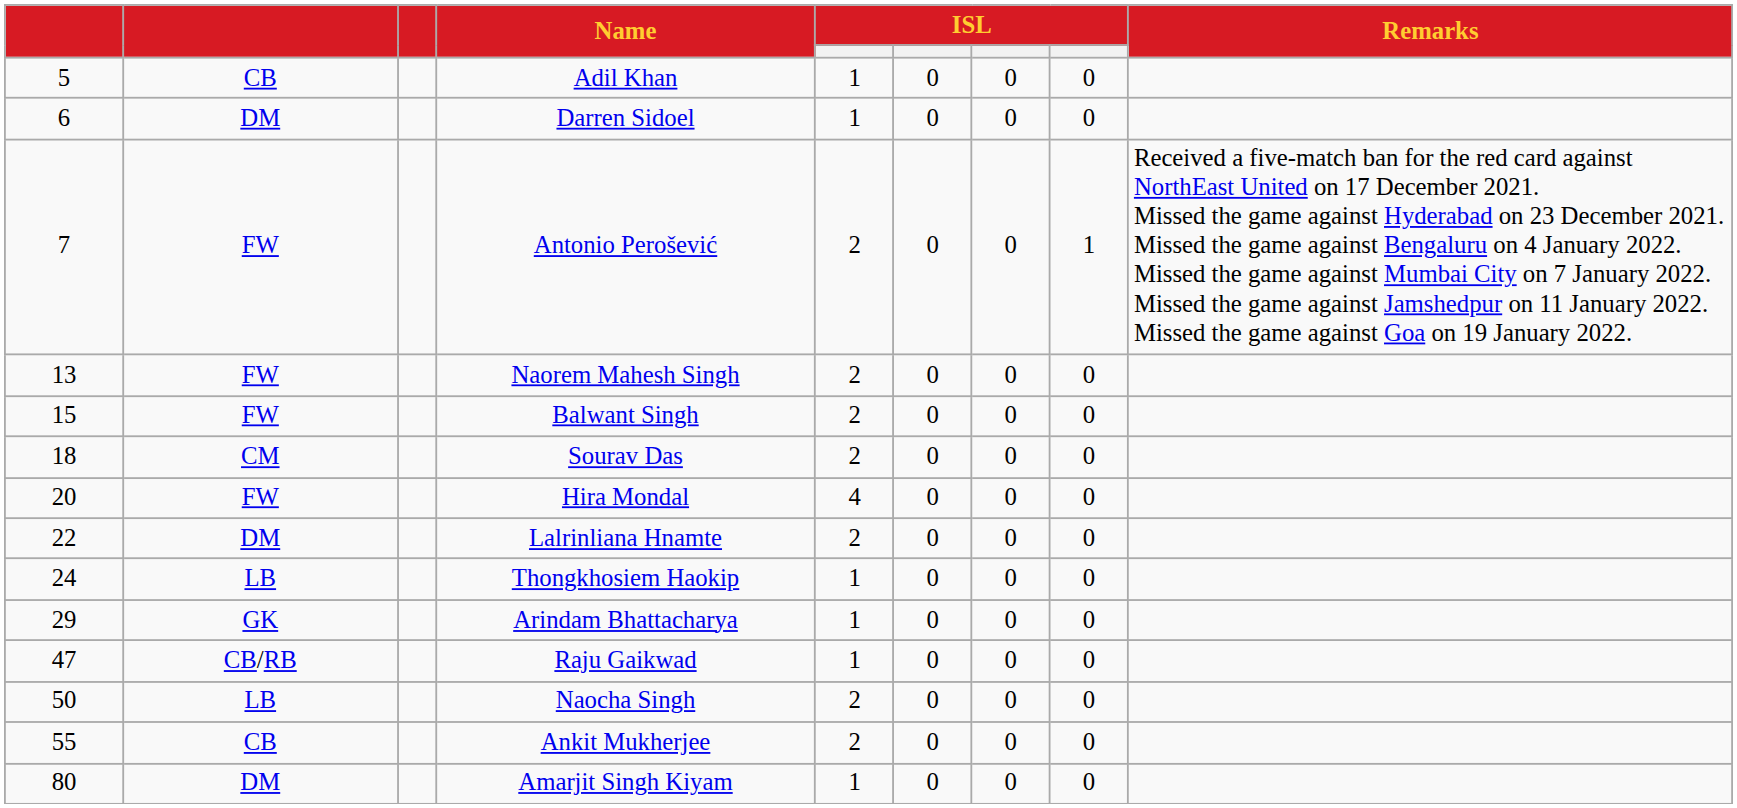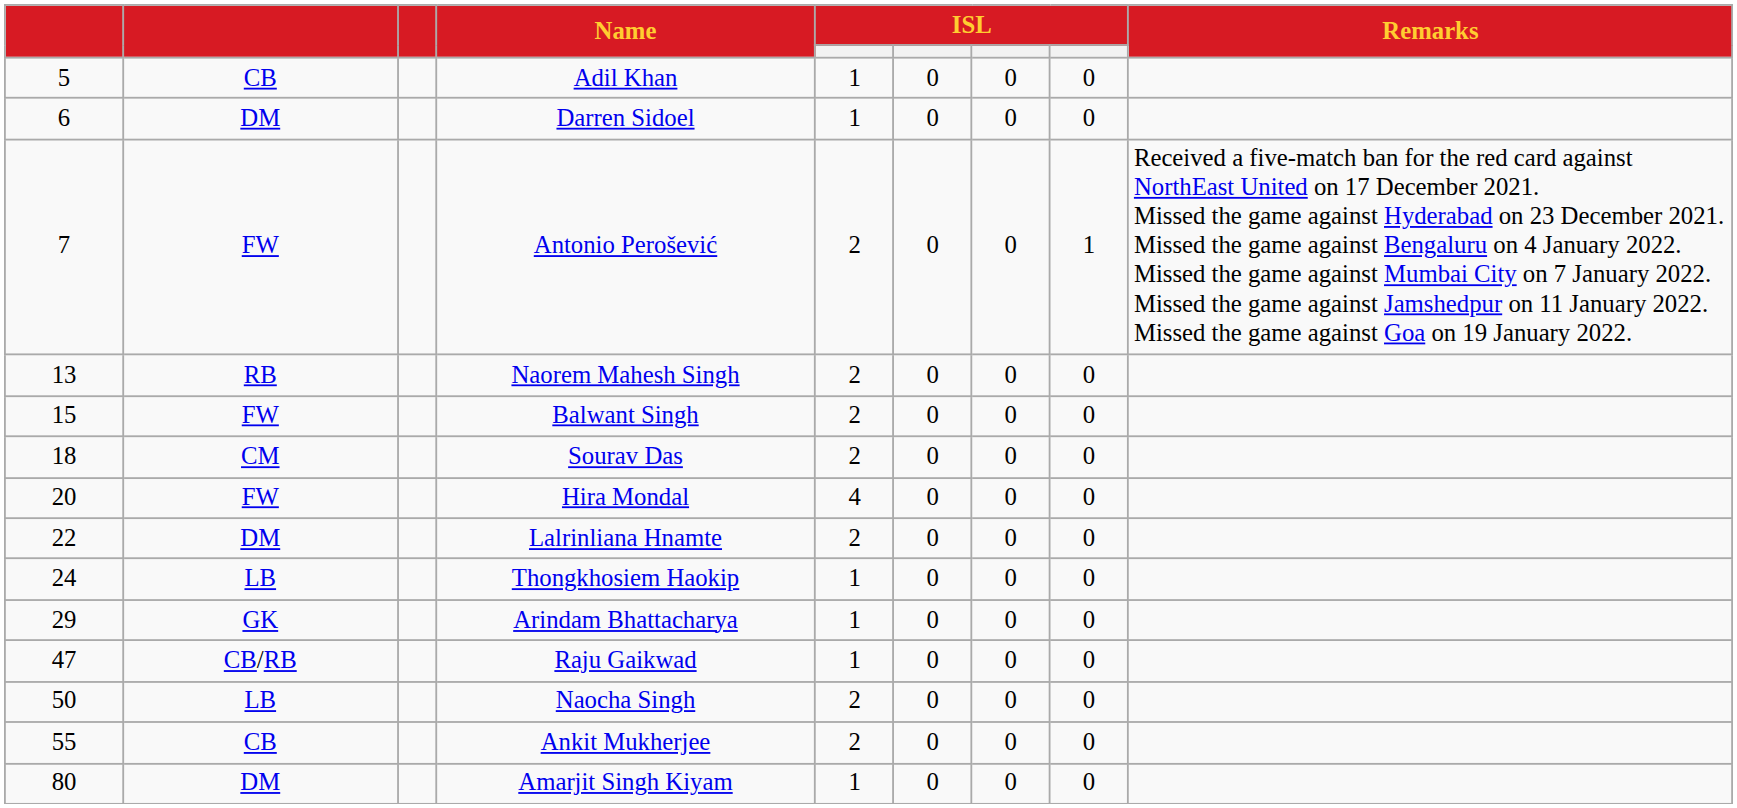(260, 374) FW -> (260, 374) RB
